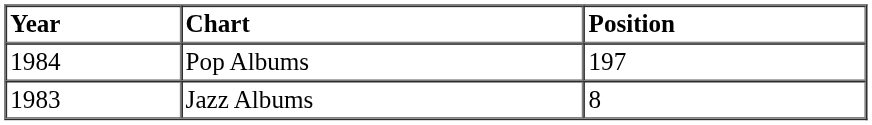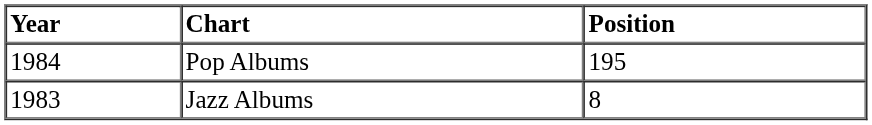(607, 61) 197 -> (607, 61) 195
